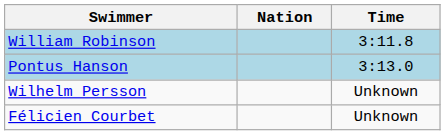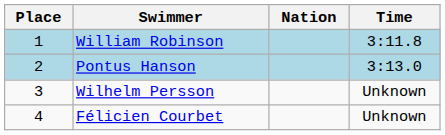+ column: (39, 17)
